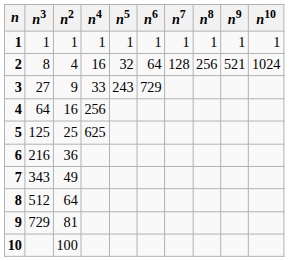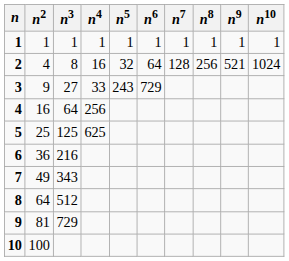columns swapped: (67, 17) <-> (39, 17)
